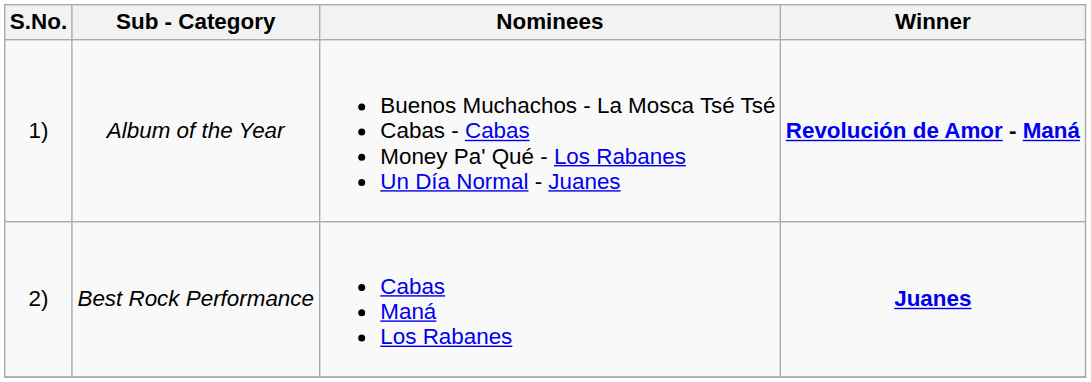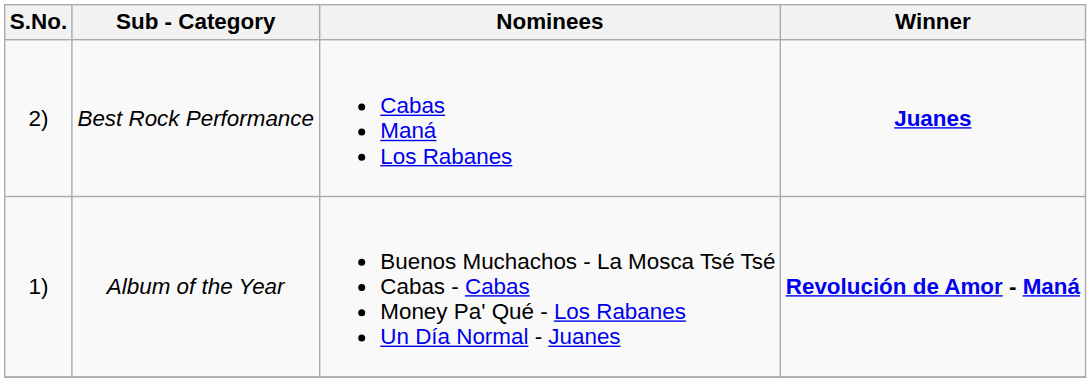rows swapped: (196, 130) <-> (196, 299)
